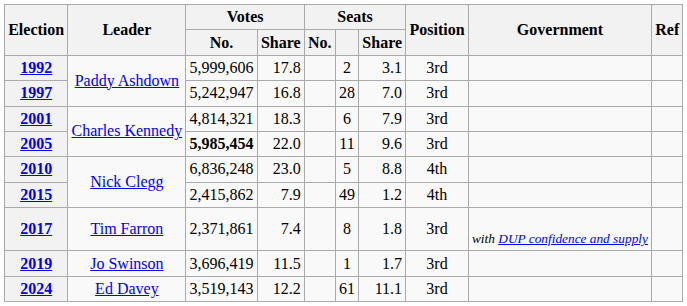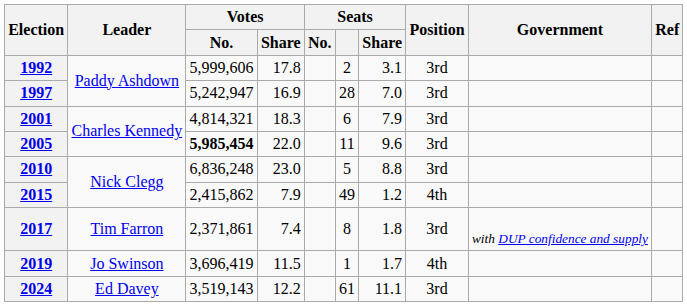(287, 93) 16.8 -> (287, 93) 16.9
(437, 169) 4th -> (437, 169) 3rd
(437, 263) 3rd -> (437, 263) 4th
